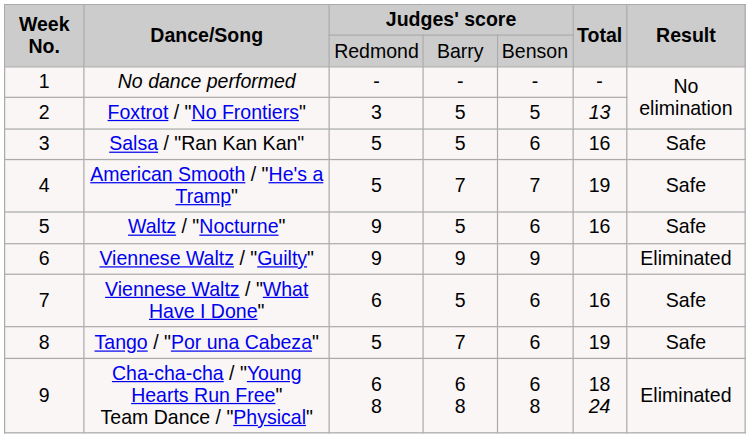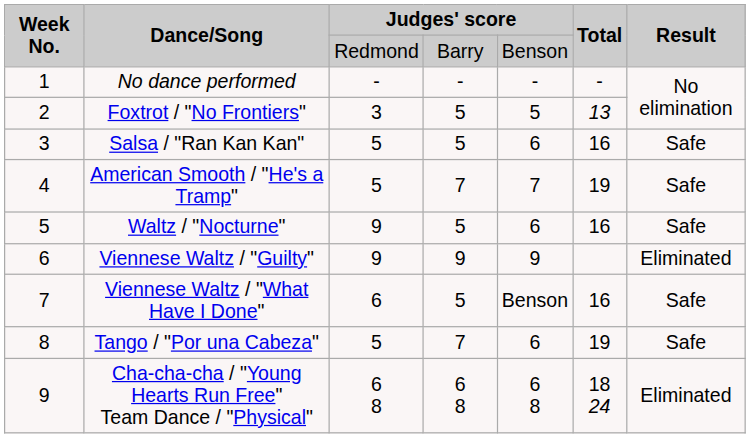(535, 300) 6 -> (535, 300) Benson
